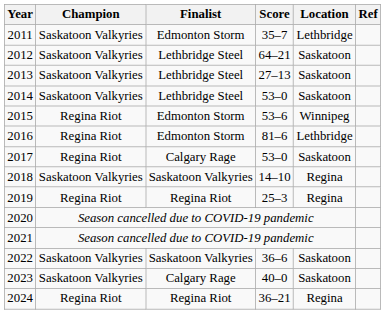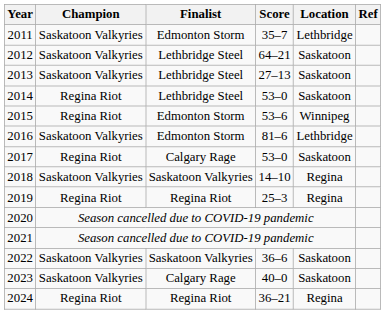(91, 95) Saskatoon Valkyries -> (91, 95) Regina Riot
(91, 136) Regina Riot -> (91, 136) Saskatoon Valkyries
